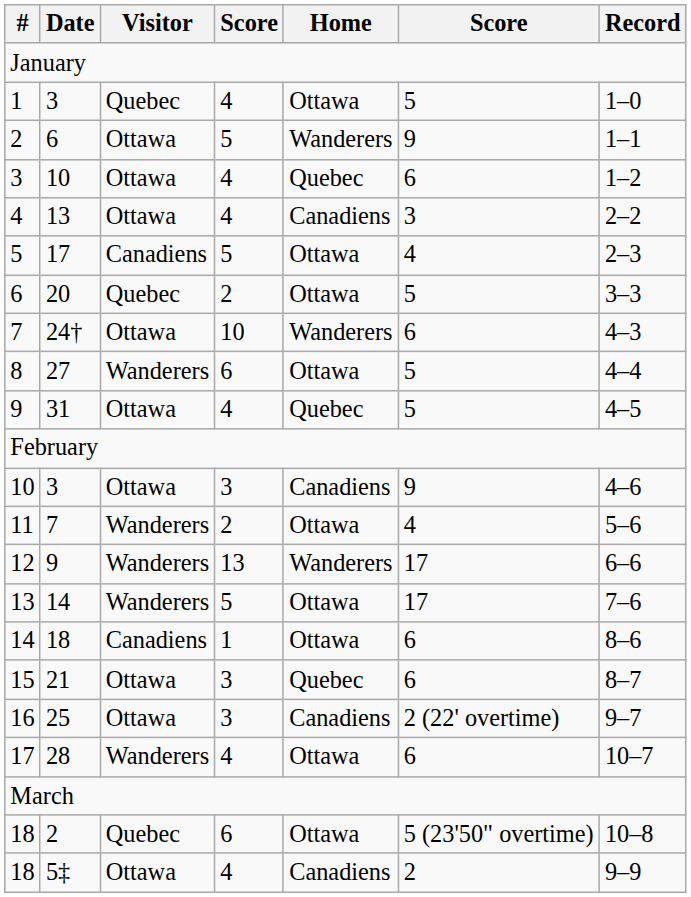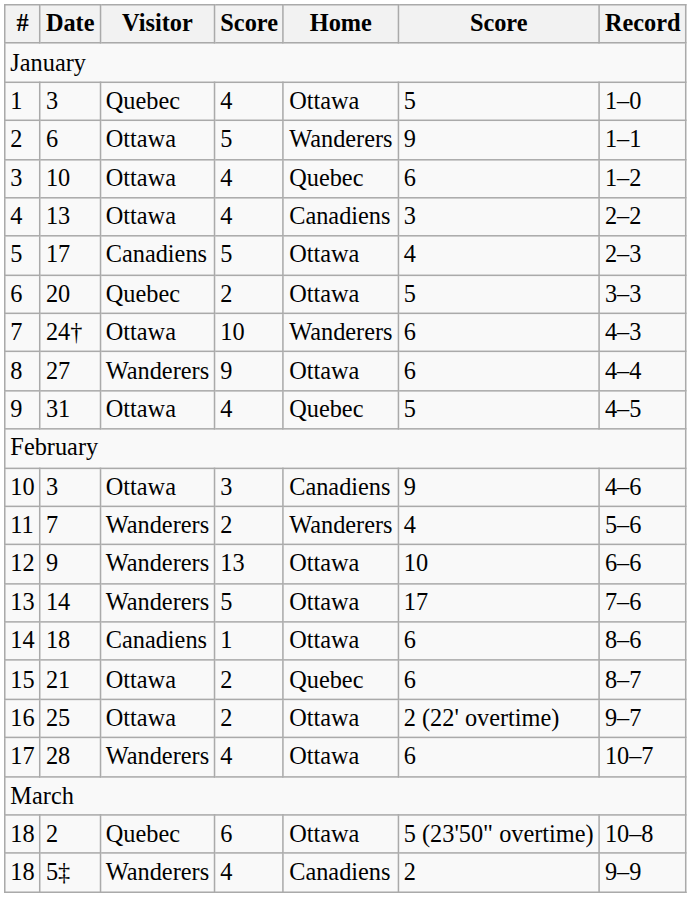(226, 370) 6 -> (226, 370) 9
(410, 370) 5 -> (410, 370) 6
(324, 525) Ottawa -> (341, 525) Wanderers
(341, 563) Wanderers -> (324, 563) Ottawa
(416, 563) 17 -> (416, 563) 10
(226, 679) 3 -> (226, 679) 2
(226, 718) 3 -> (226, 718) 2
(340, 718) Canadiens -> (324, 718) Ottawa
(141, 872) Ottawa -> (157, 872) Wanderers
